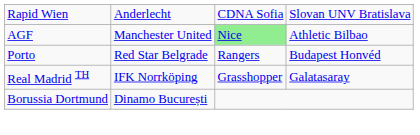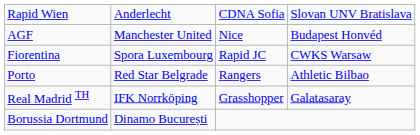(230, 34) lightgreen background -> (231, 34) no background
(328, 34) Athletic Bilbao -> (336, 34) Budapest Honvéd
+ row: (34, 55)
(335, 55) Budapest Honvéd -> (330, 75) Athletic Bilbao
